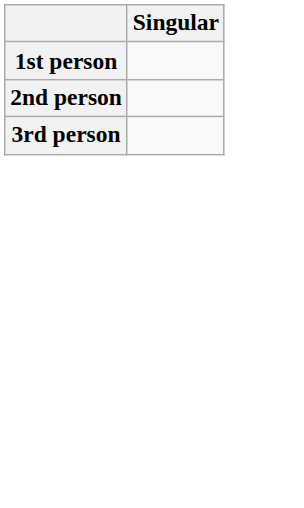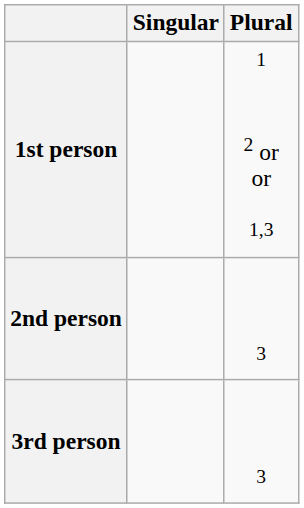+ column: (261, 23)
